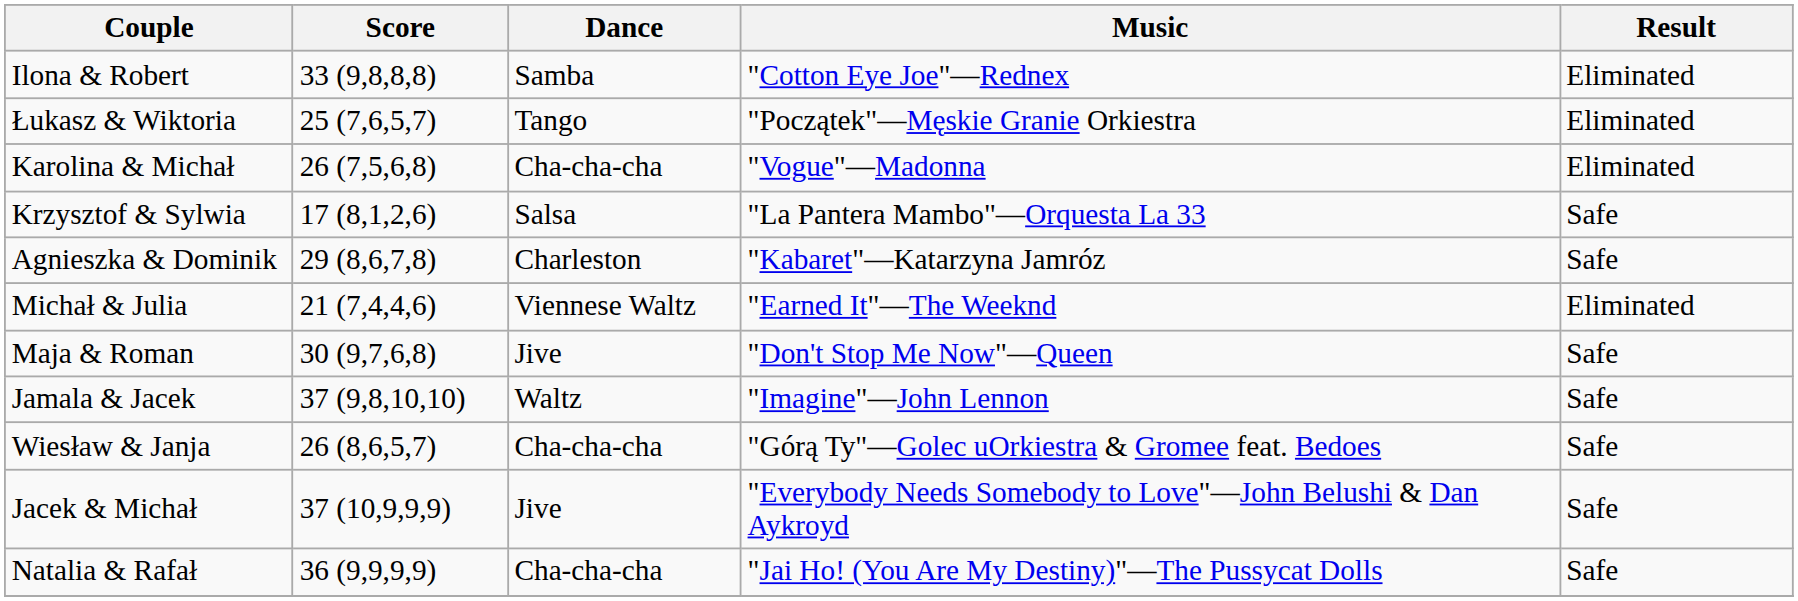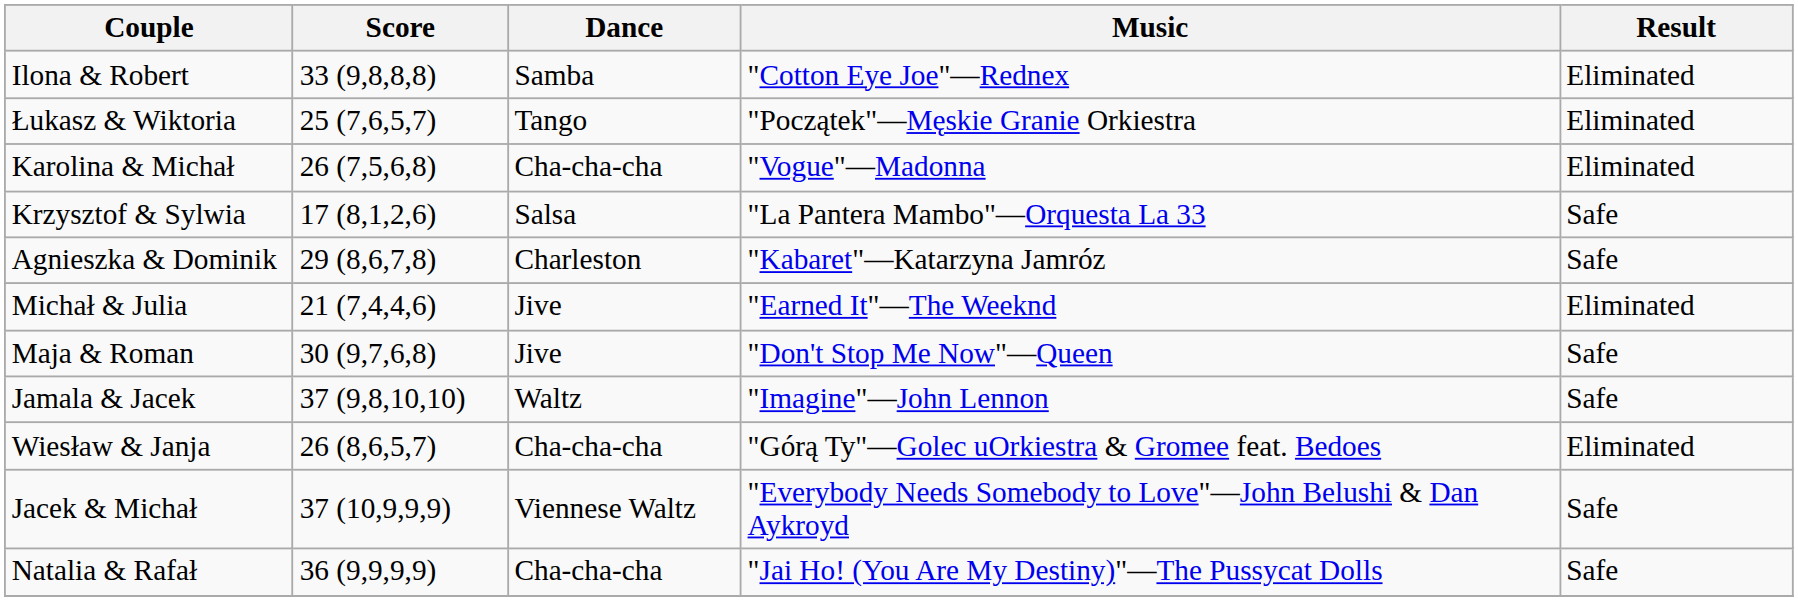(605, 306) Viennese Waltz -> (538, 306) Jive
(1592, 445) Safe -> (1630, 445) Eliminated
(538, 508) Jive -> (605, 508) Viennese Waltz
